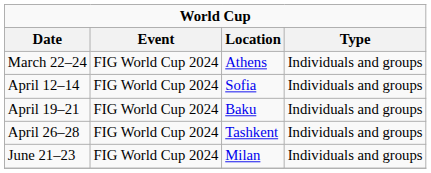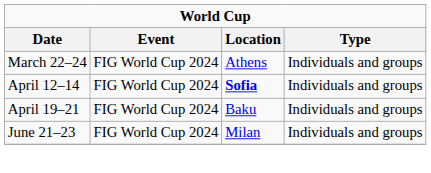(241, 86) normal -> (241, 86) bold
- row: (44, 132)
